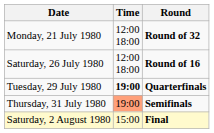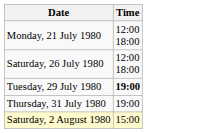- column: (176, 12)
(127, 103) lightsalmon background -> (127, 103) no background
